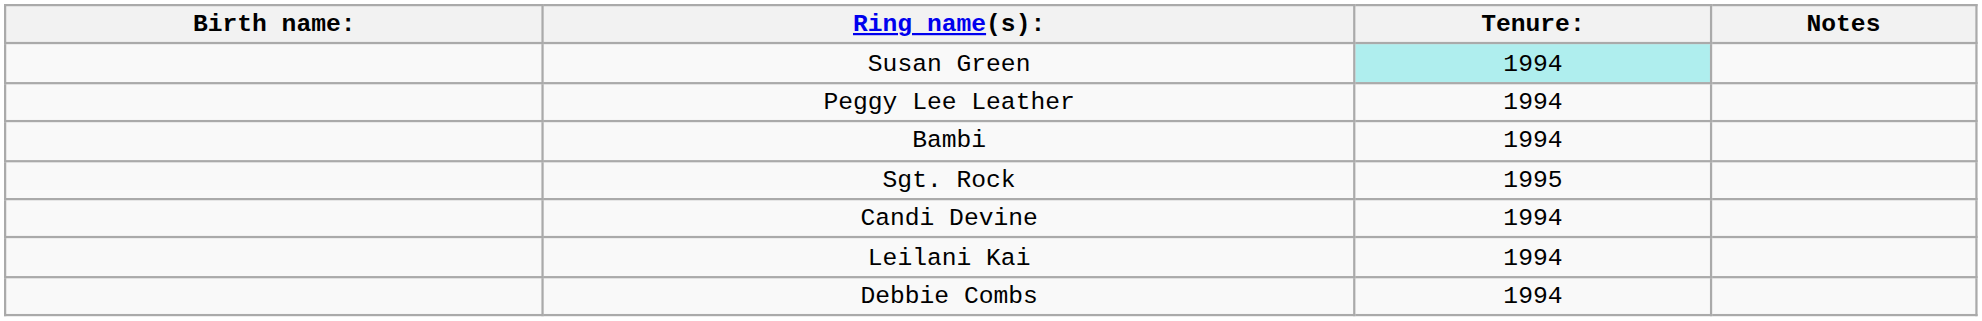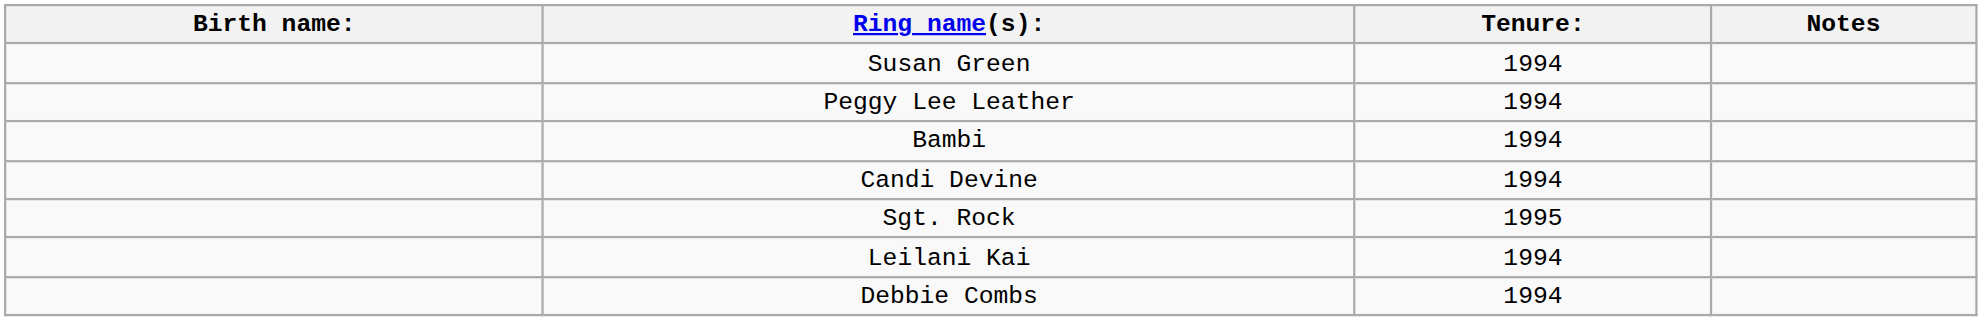(1533, 63) paleturquoise background -> (1533, 63) no background
rows swapped: (949, 180) <-> (949, 219)
